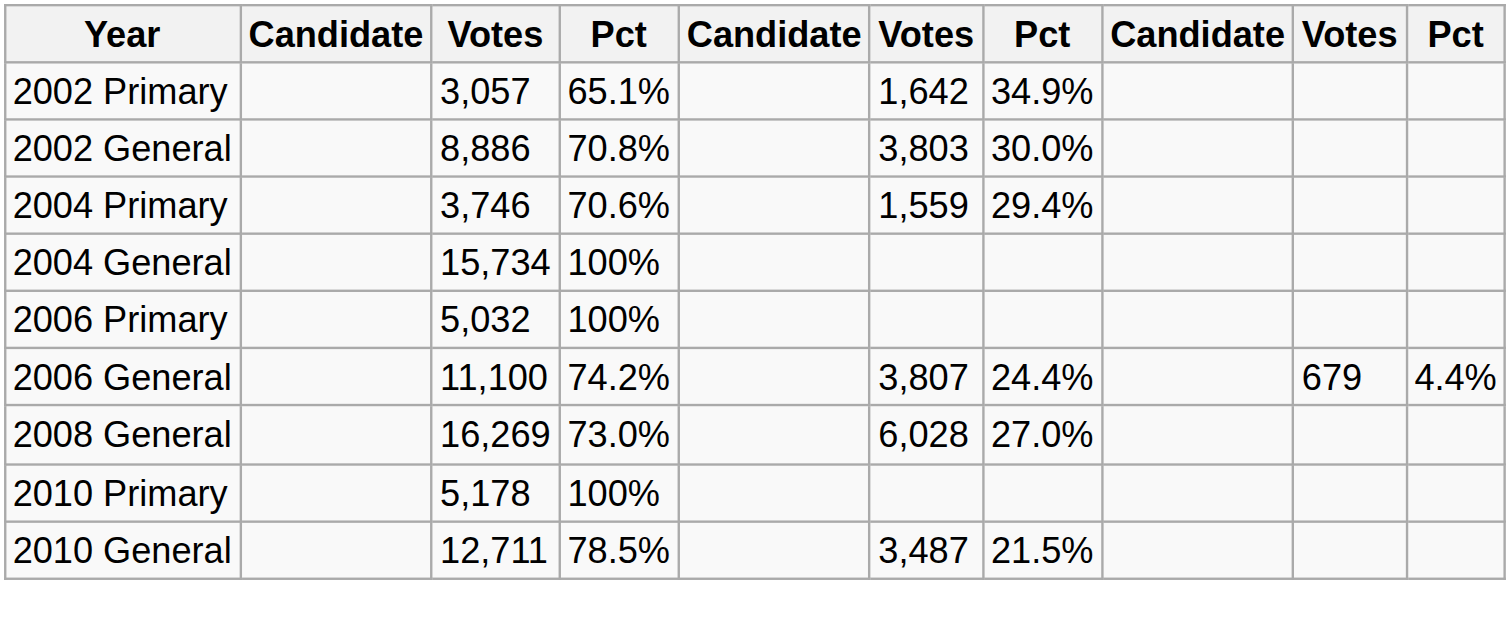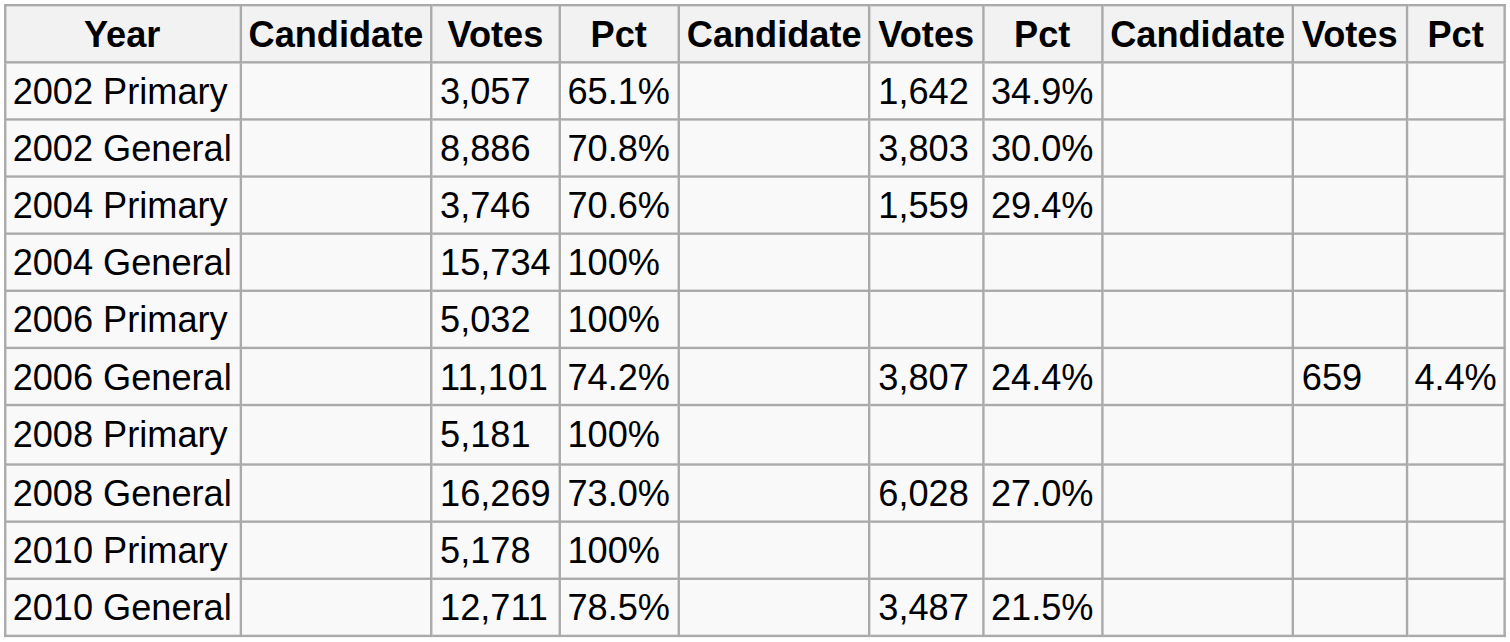(494, 377) 11,100 -> (494, 377) 11,101
(1332, 377) 679 -> (1332, 377) 659
+ row: (120, 435)
